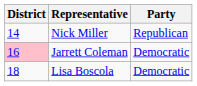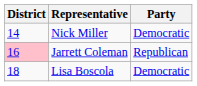(161, 33) Republican -> (161, 33) Democratic
(161, 52) Democratic -> (161, 52) Republican
